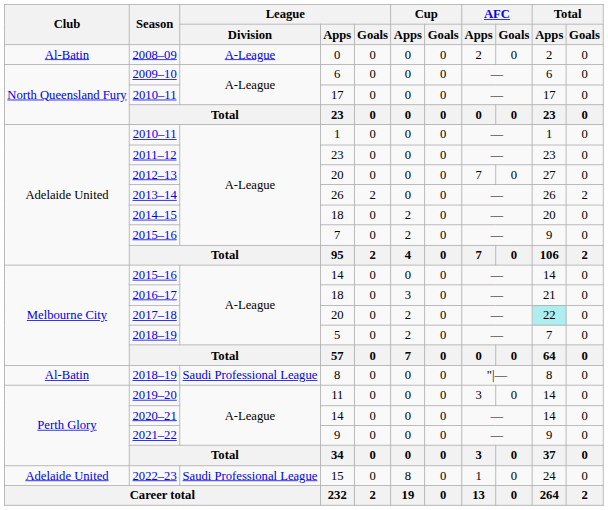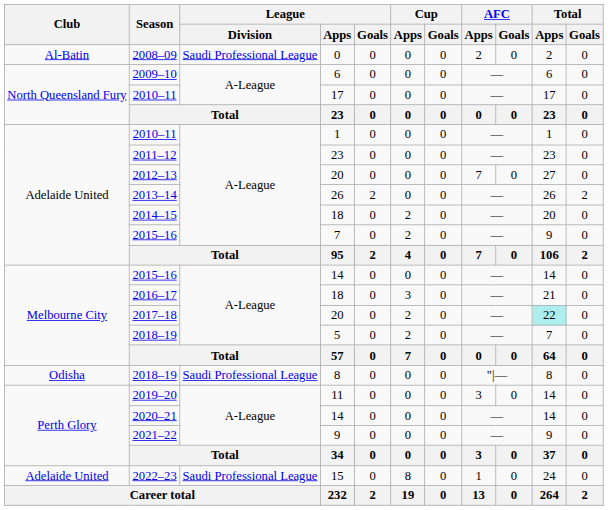(250, 54) A-League -> (250, 54) Saudi Professional League
(67, 375) Al-Batin -> (67, 375) Odisha
